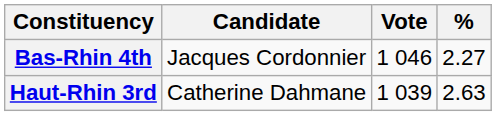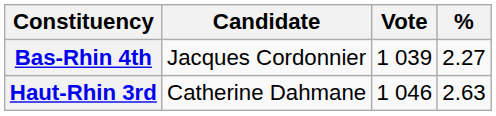(404, 57) 1 046 -> (404, 57) 1 039
(404, 92) 1 039 -> (404, 92) 1 046
